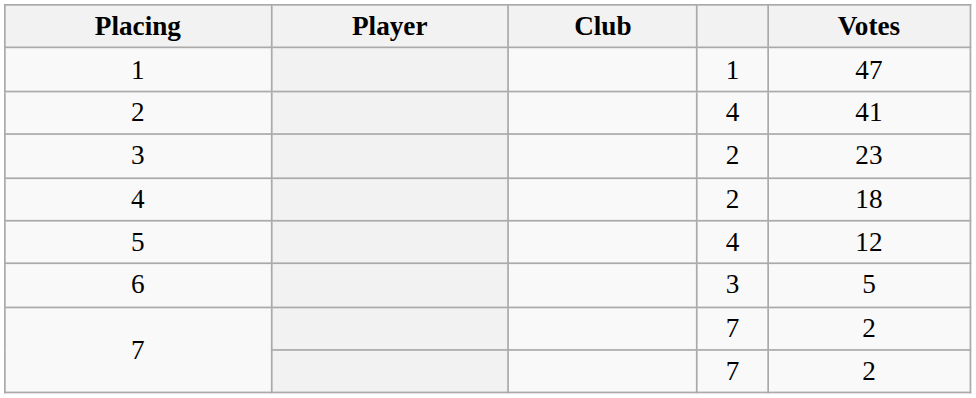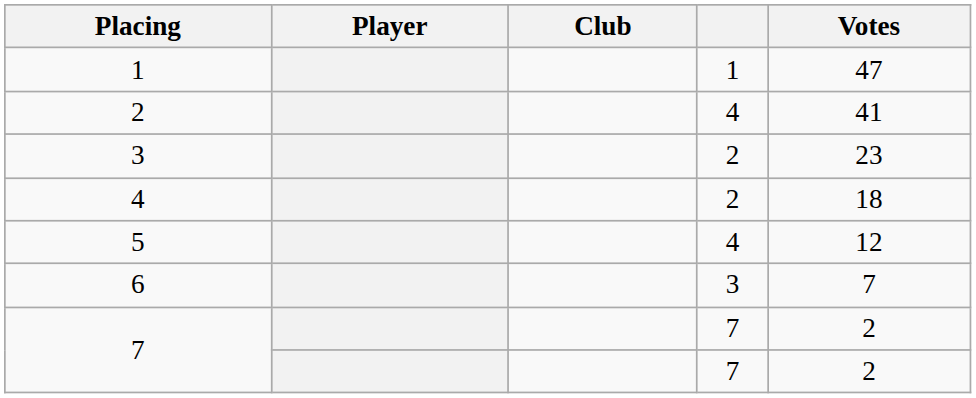(869, 284) 5 -> (869, 284) 7
